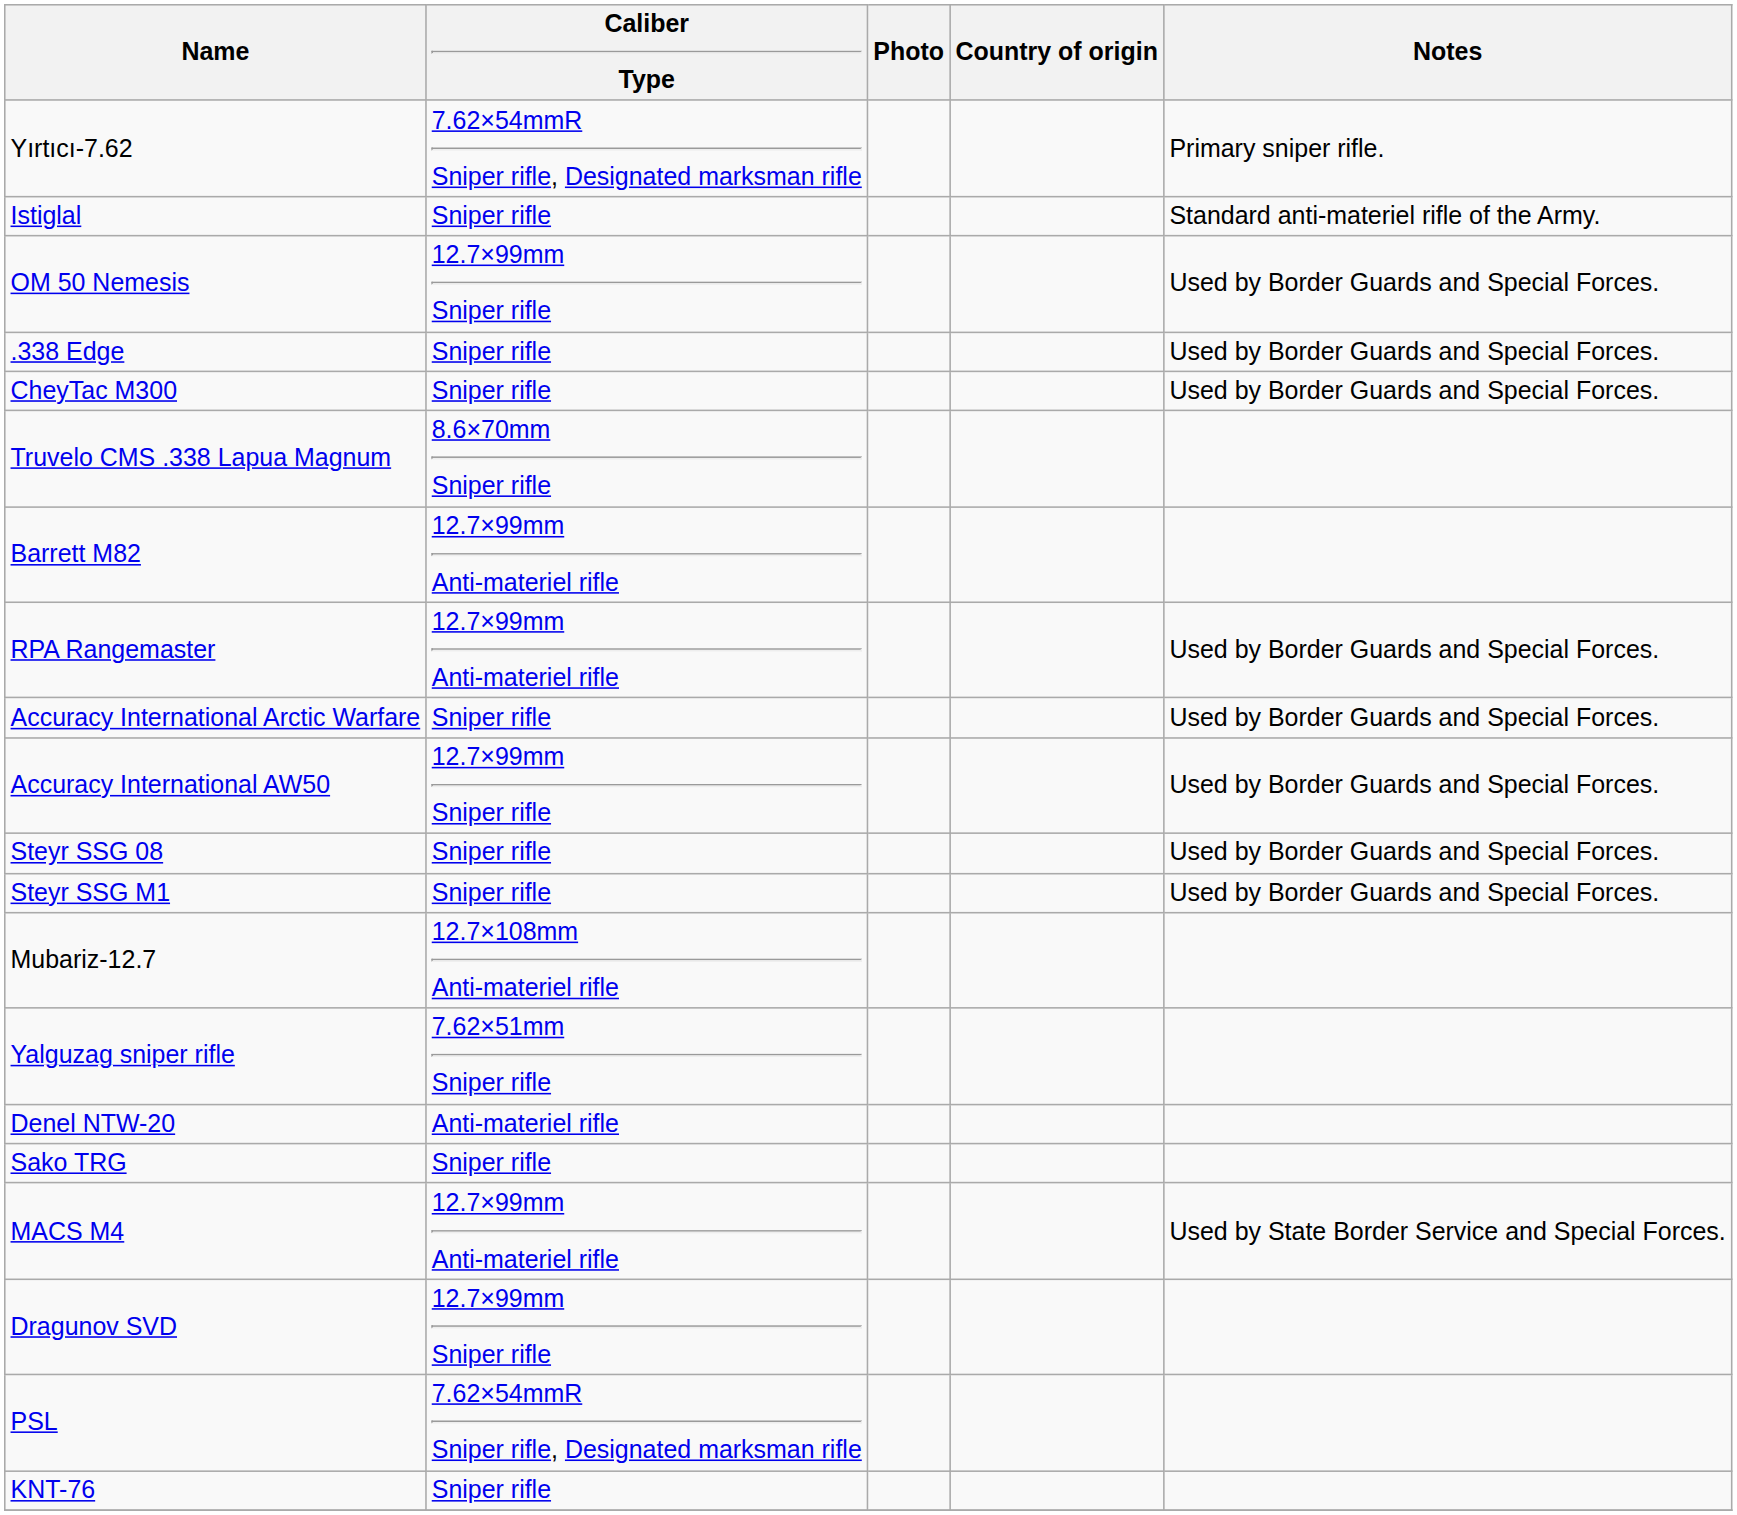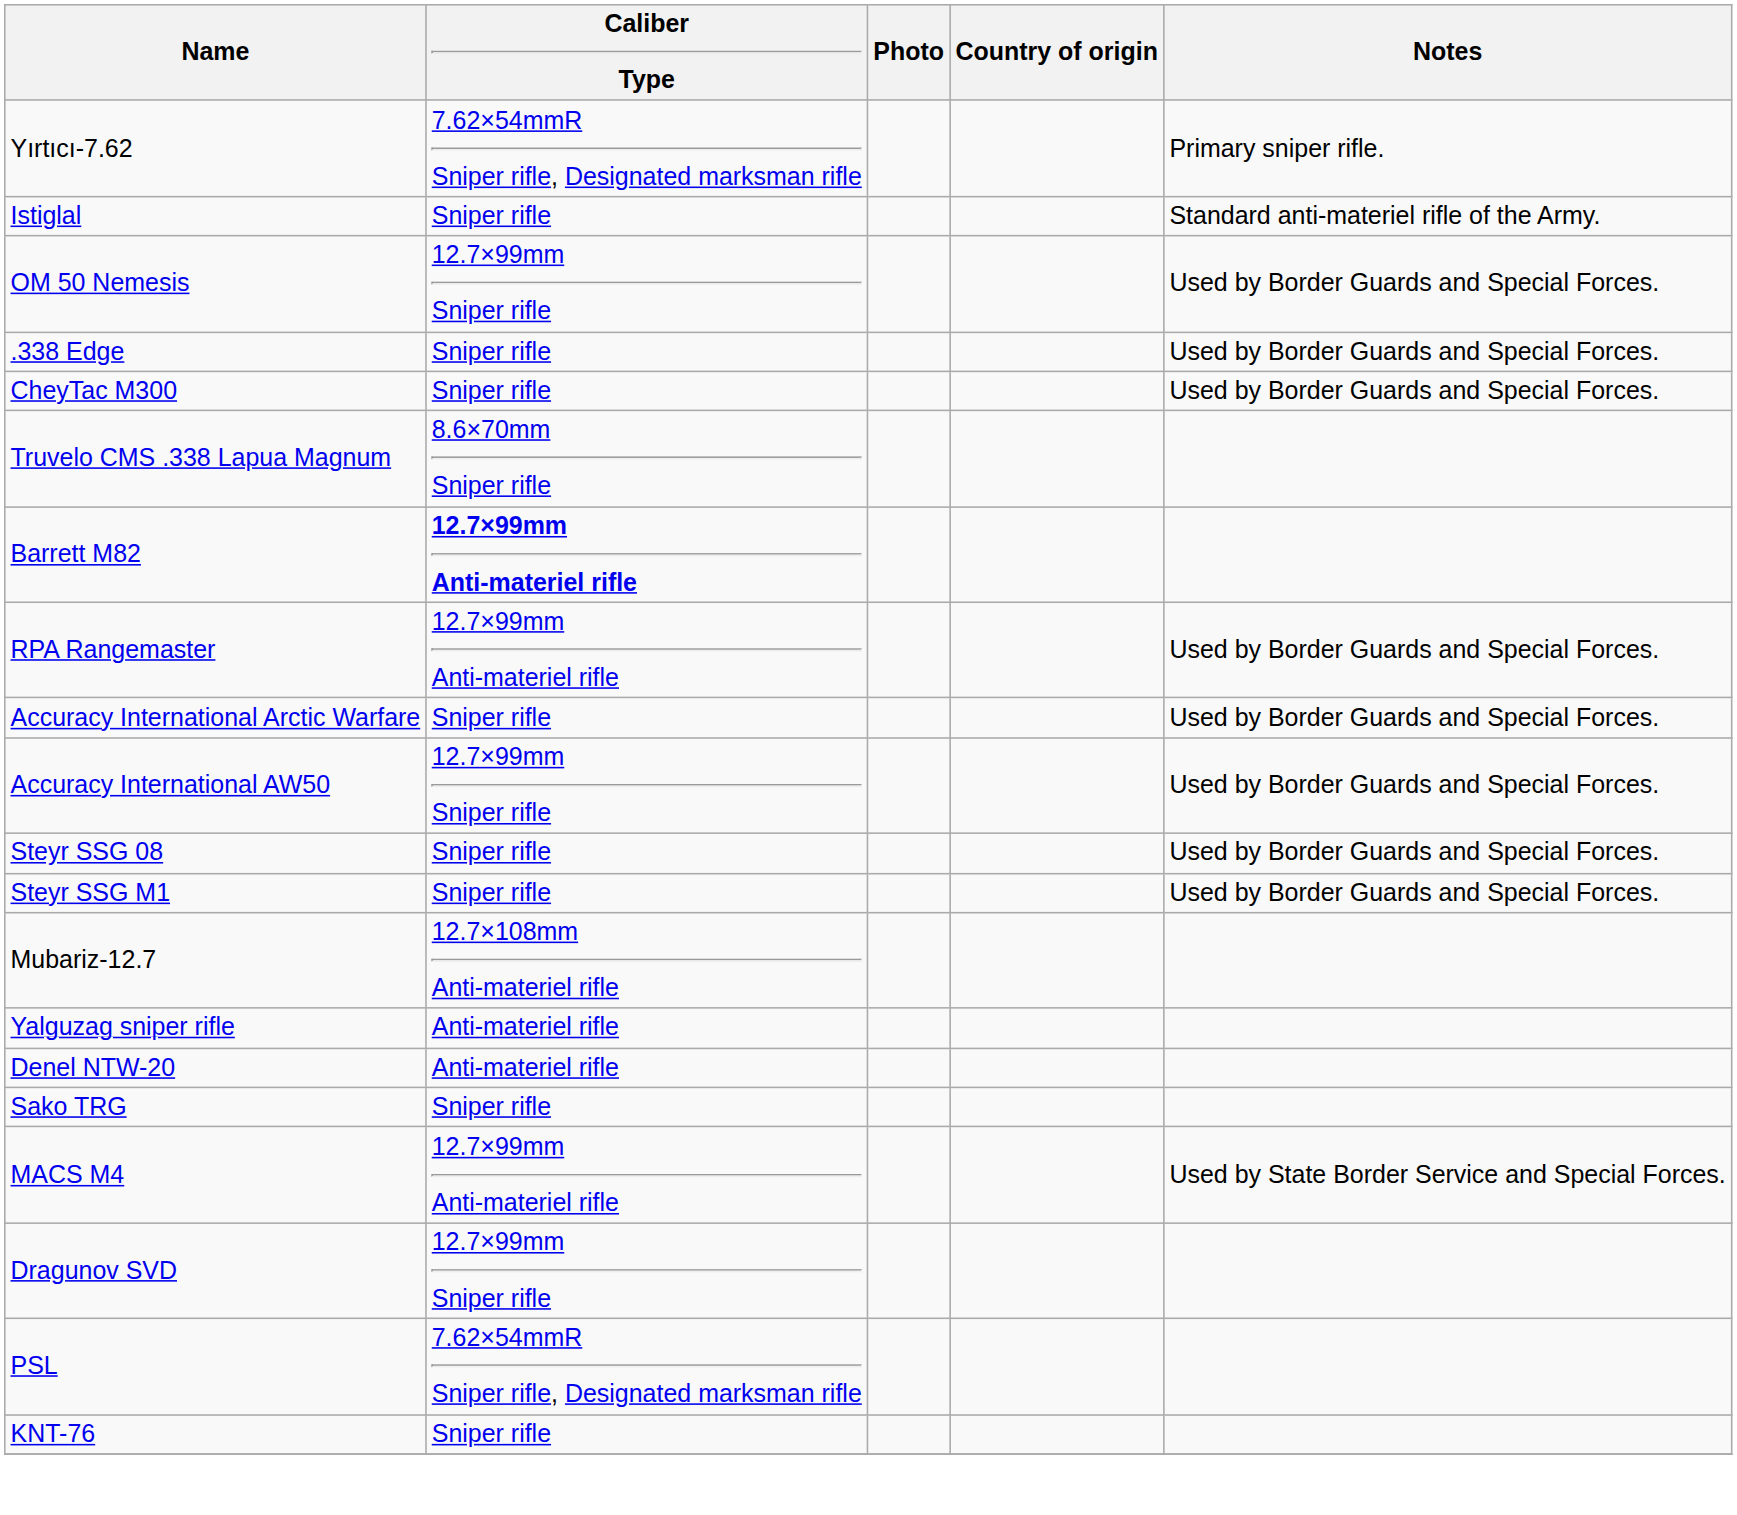(647, 554) normal -> (647, 554) bold
(647, 1055) 7.62×51mm Sniper rifle -> (525, 1027) Anti-materiel rifle
